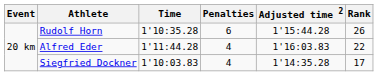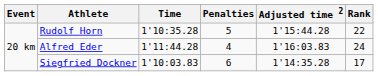(228, 30) 6 -> (228, 30) 5
(359, 30) 26 -> (359, 30) 22
(359, 46) 22 -> (359, 46) 24
(228, 62) 4 -> (228, 62) 6
